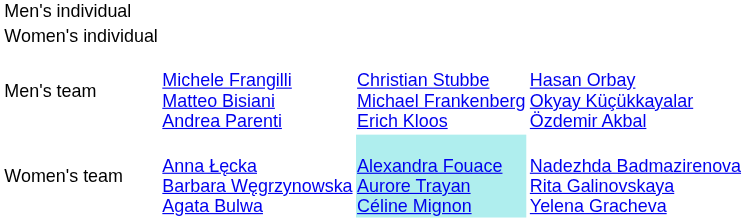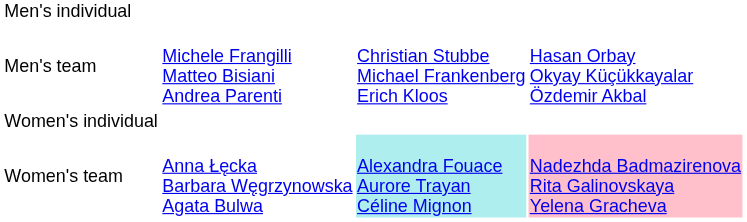rows swapped: (81, 36) <-> (50, 90)
(635, 186) no background -> (635, 186) pink background
